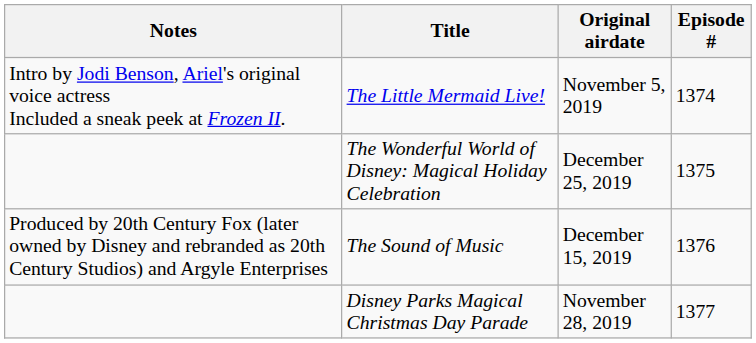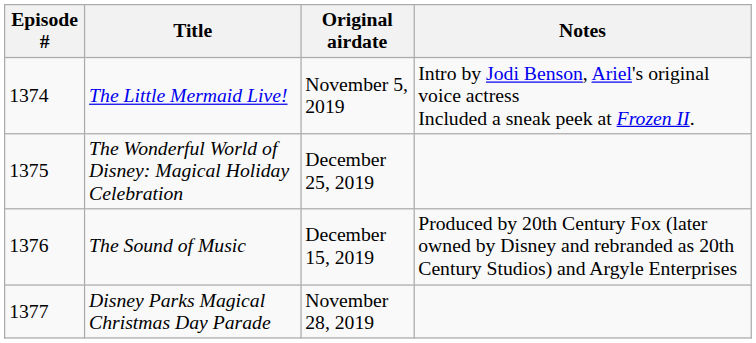columns swapped: (711, 31) <-> (173, 31)
